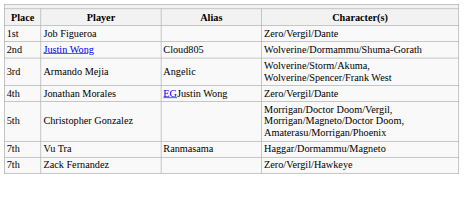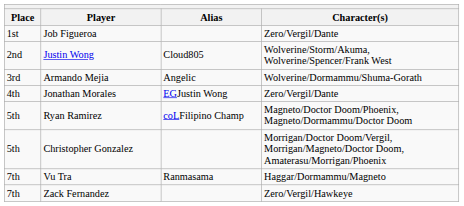(343, 49) Wolverine/Dormammu/Shuma-Gorath -> (328, 55) Wolverine/Storm/Akuma, Wolverine/Spencer/Frank West
(328, 71) Wolverine/Storm/Akuma, Wolverine/Spencer/Frank West -> (343, 77) Wolverine/Dormammu/Shuma-Gorath
+ row: (73, 115)
